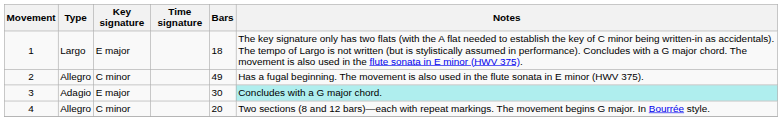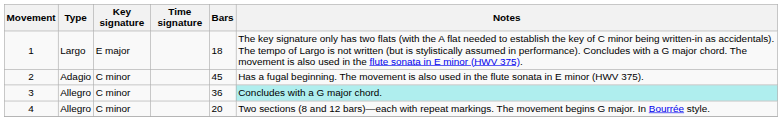(76, 77) Allegro -> (76, 77) Adagio
(217, 77) 49 -> (217, 77) 45
(76, 93) Adagio -> (76, 93) Allegro
(113, 93) E major -> (113, 93) C minor
(217, 93) 30 -> (217, 93) 36
